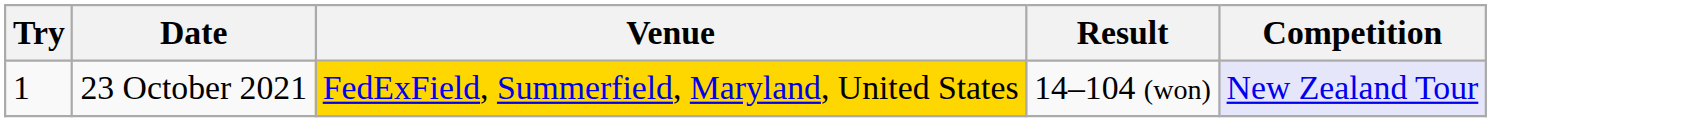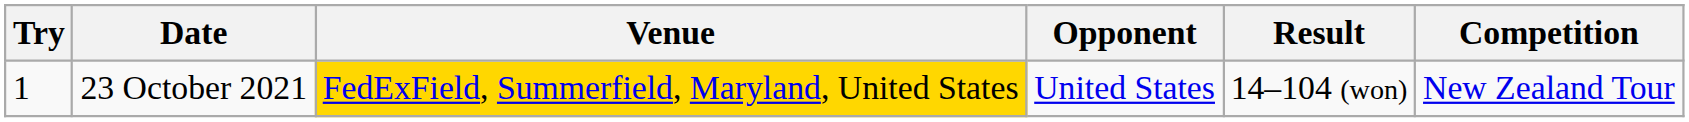+ column: (1125, 32)
(1352, 88) lavender background -> (1549, 88) no background
